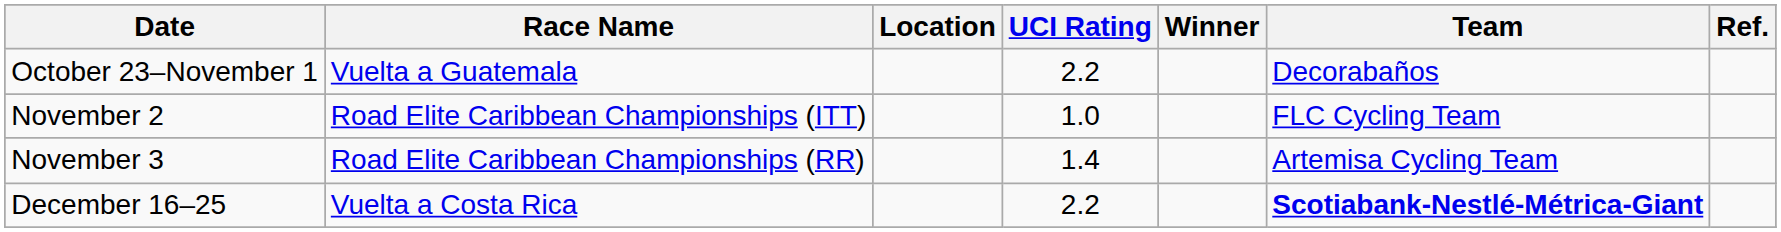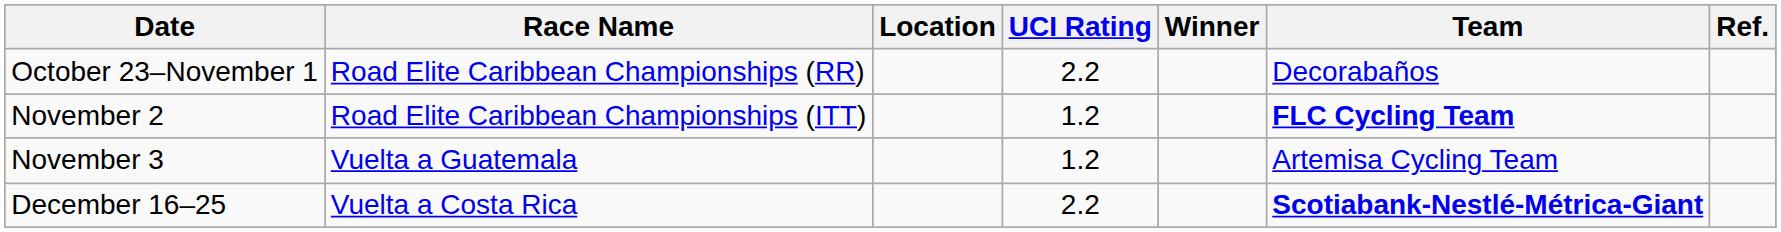(454, 71) Vuelta a Guatemala -> (598, 71) Road Elite Caribbean Championships (RR)
(1080, 115) 1.0 -> (1080, 115) 1.2
(1386, 115) normal -> (1393, 115) bold
(598, 159) Road Elite Caribbean Championships (RR) -> (454, 159) Vuelta a Guatemala
(1080, 159) 1.4 -> (1080, 159) 1.2
